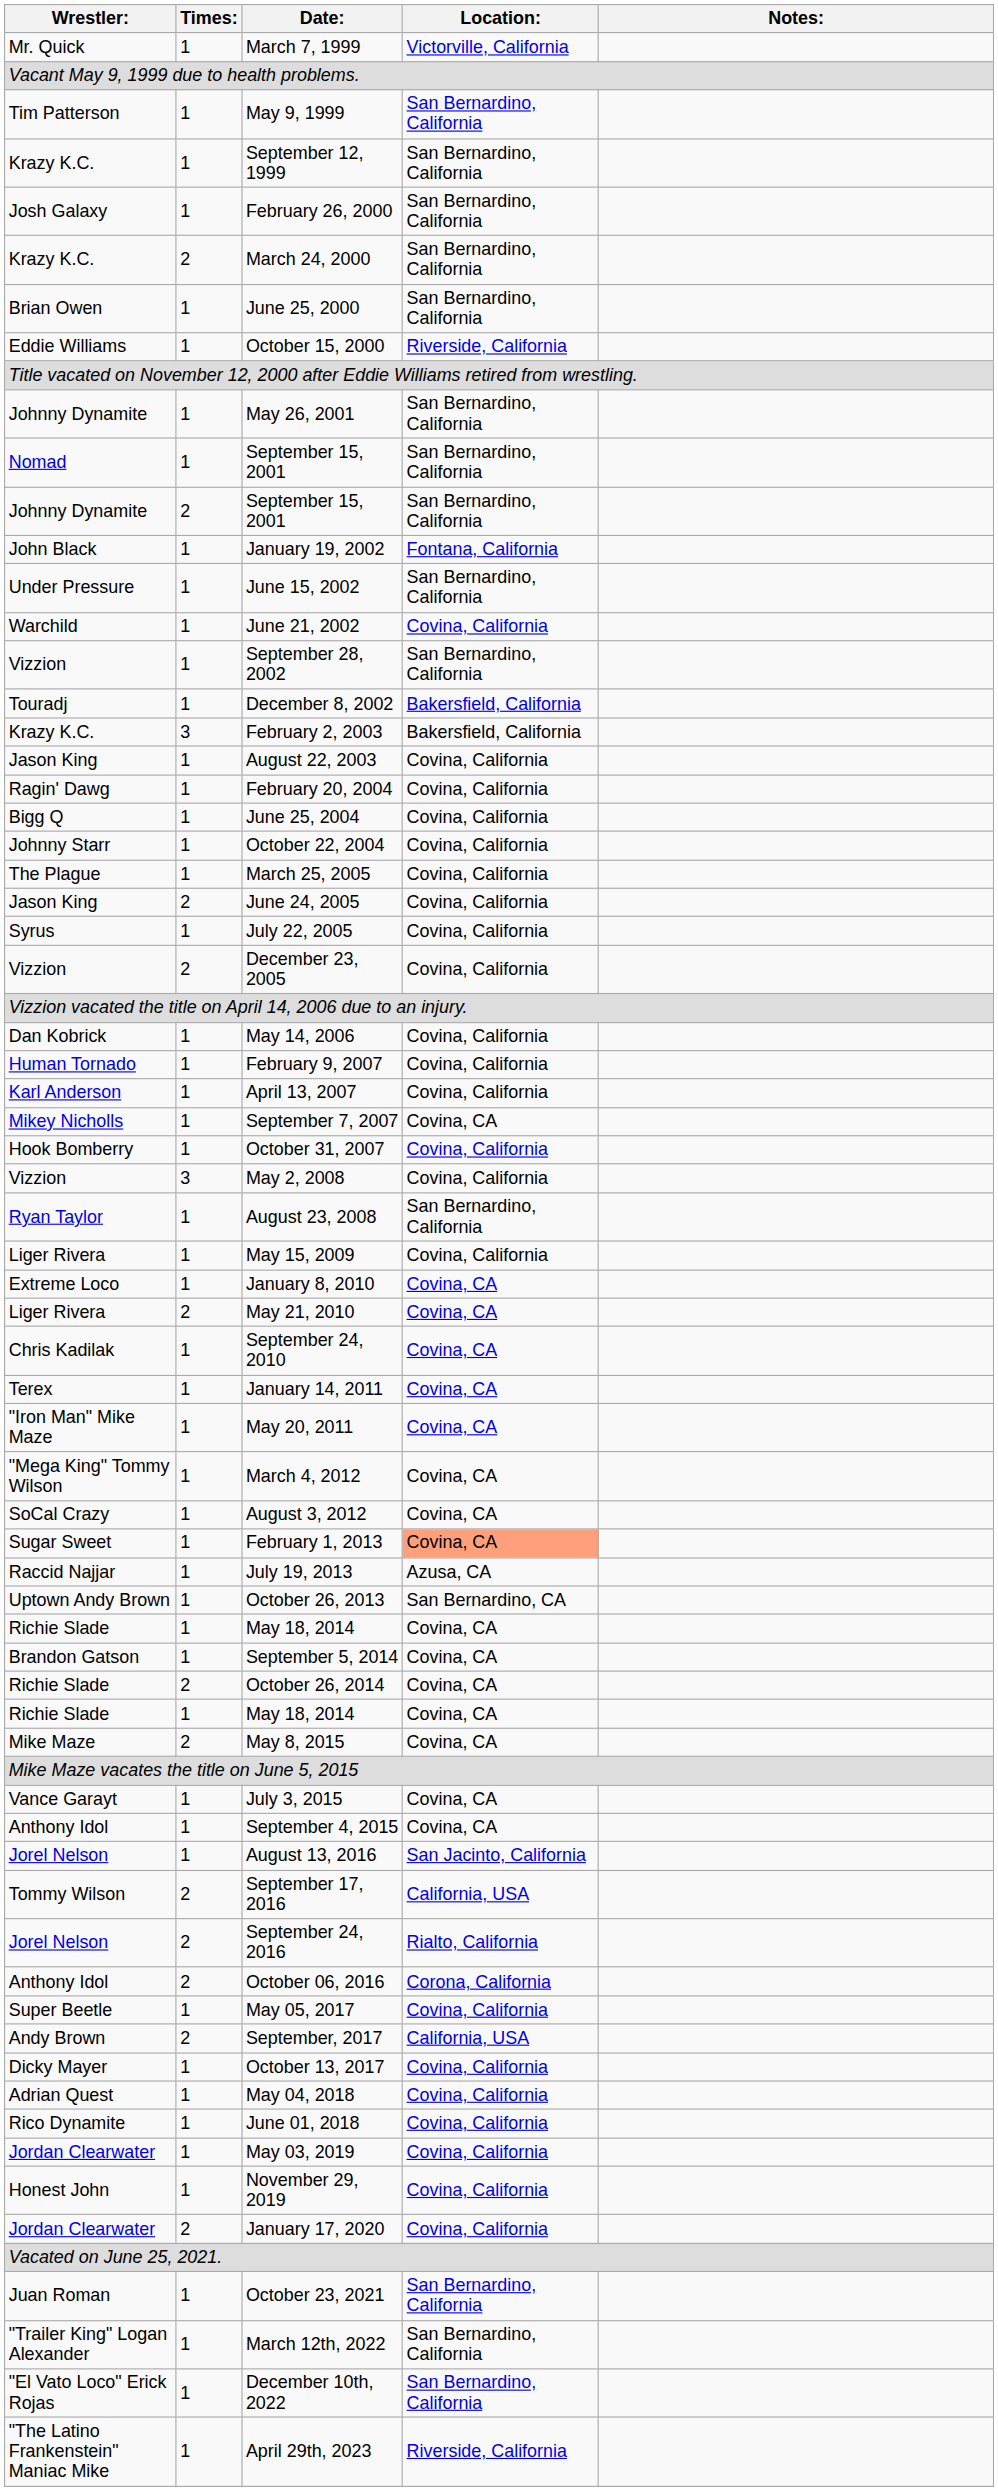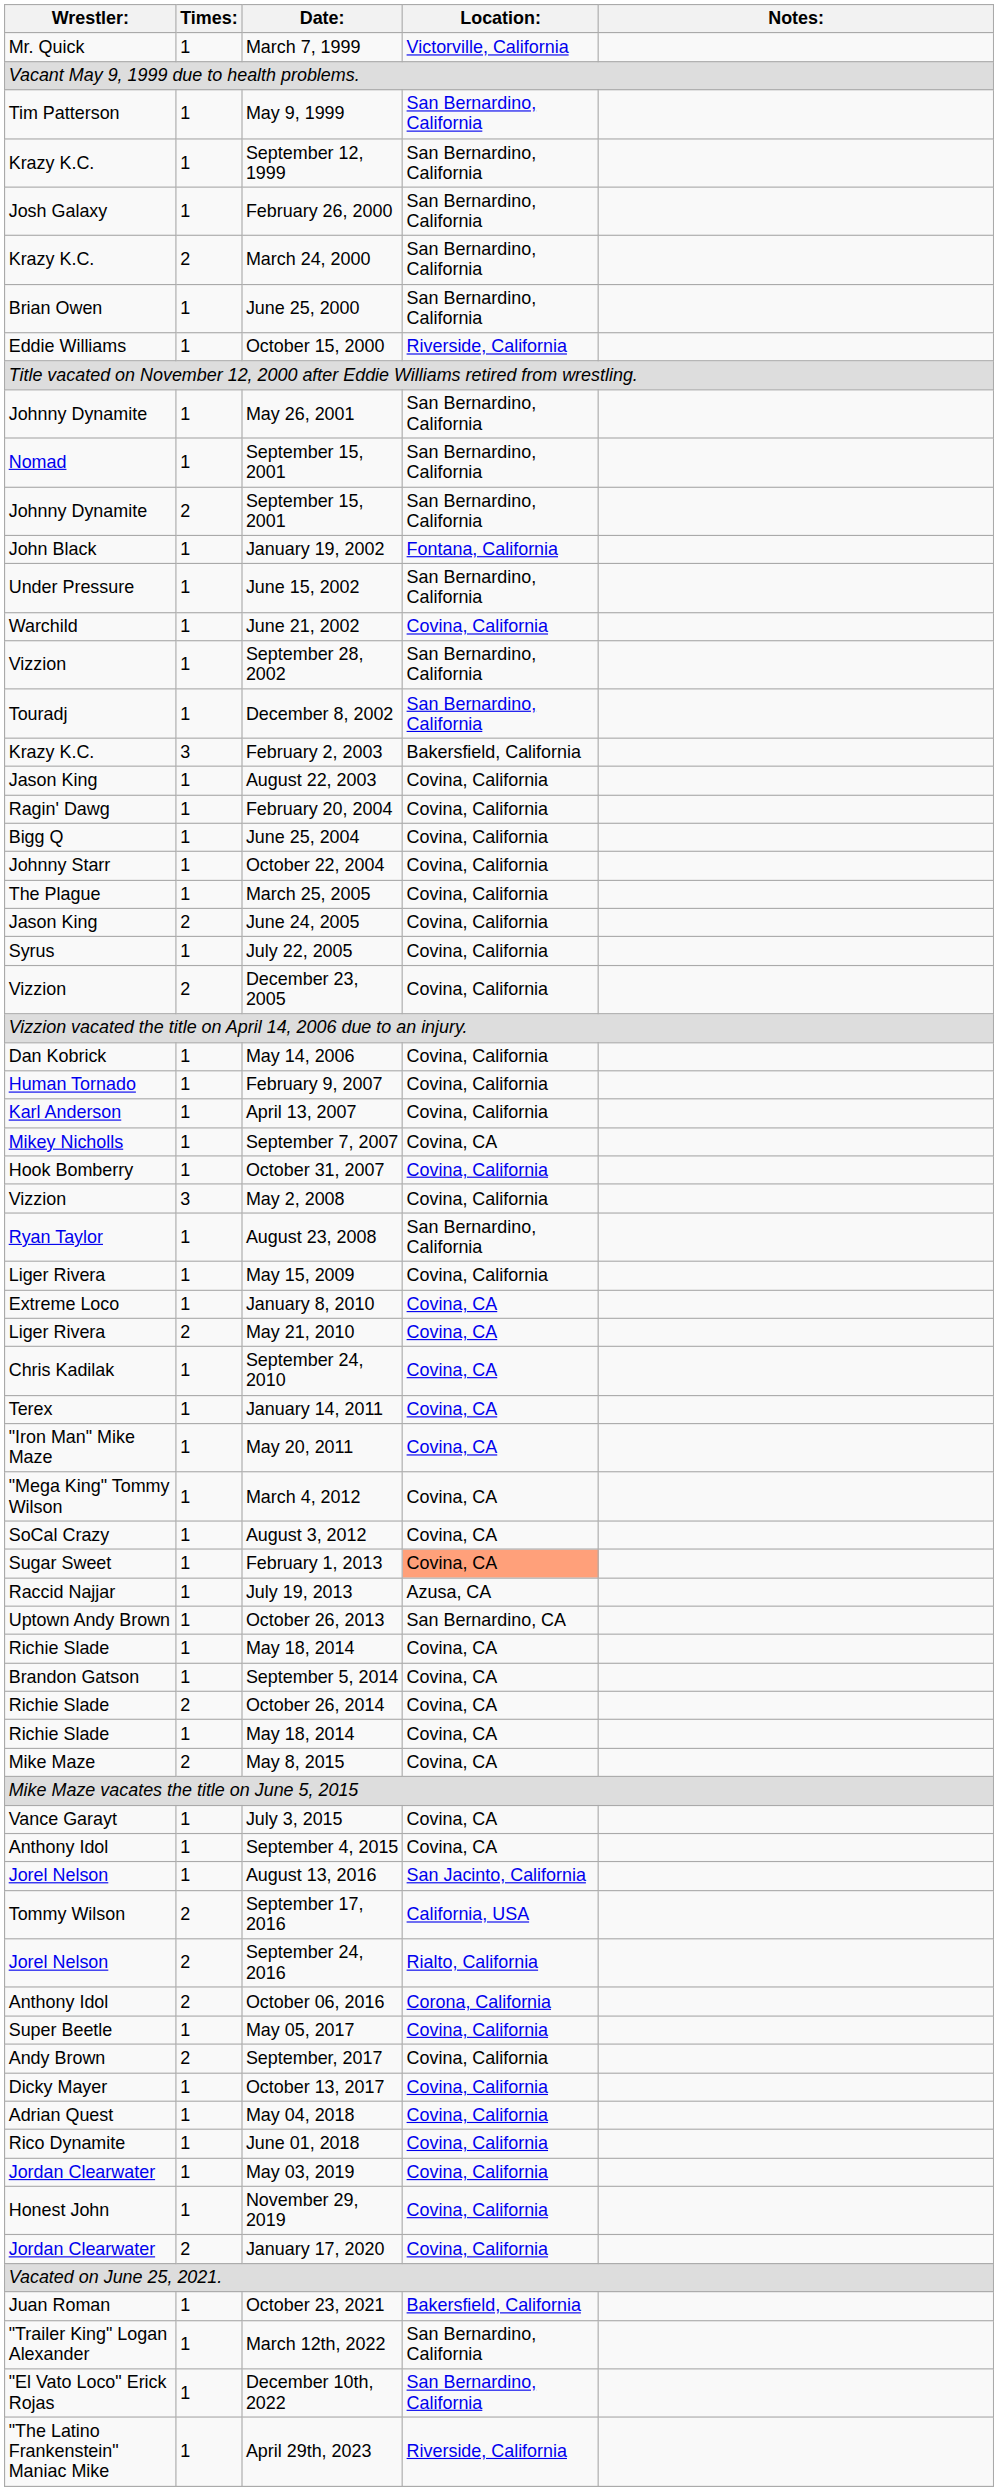(494, 703) Bakersfield, California -> (471, 713) San Bernardino, California
(468, 2038) California, USA -> (477, 2058) Covina, California
(471, 2295) San Bernardino, California -> (494, 2305) Bakersfield, California
